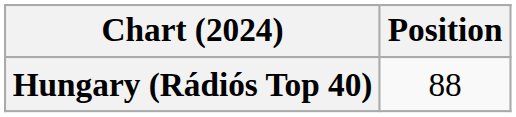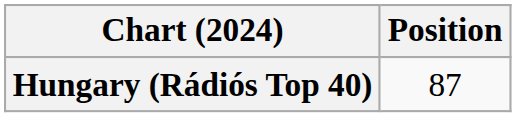(445, 83) 88 -> (445, 83) 87
